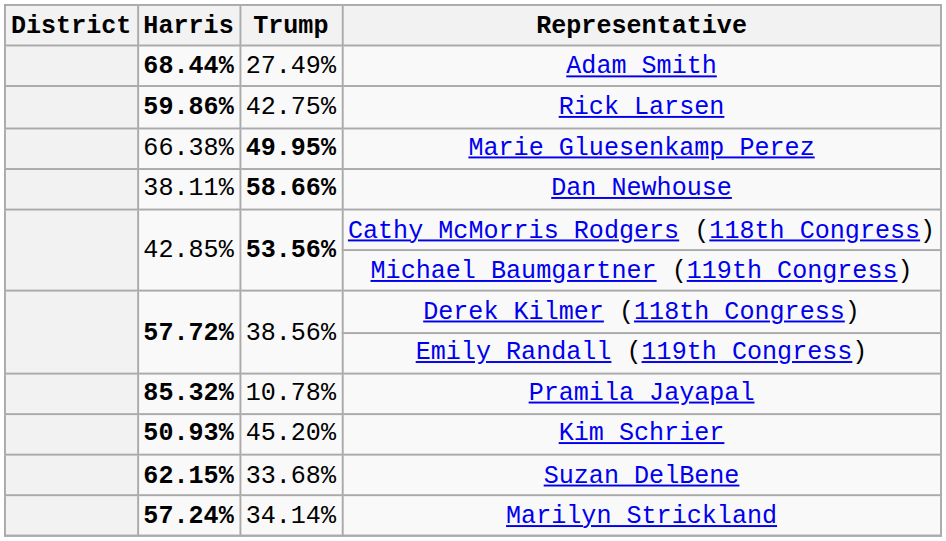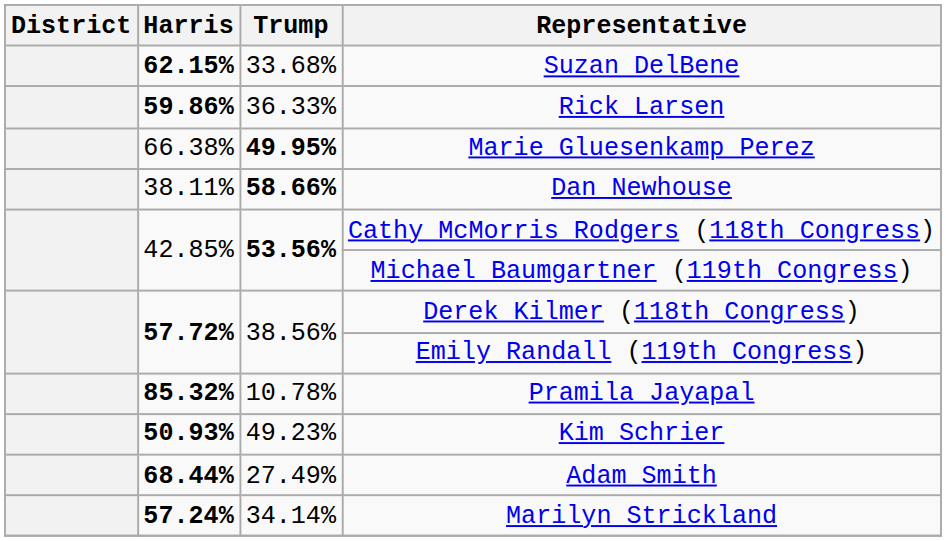rows swapped: (642, 475) <-> (642, 66)
(291, 107) 42.75% -> (291, 107) 36.33%
(291, 434) 45.20% -> (291, 434) 49.23%
